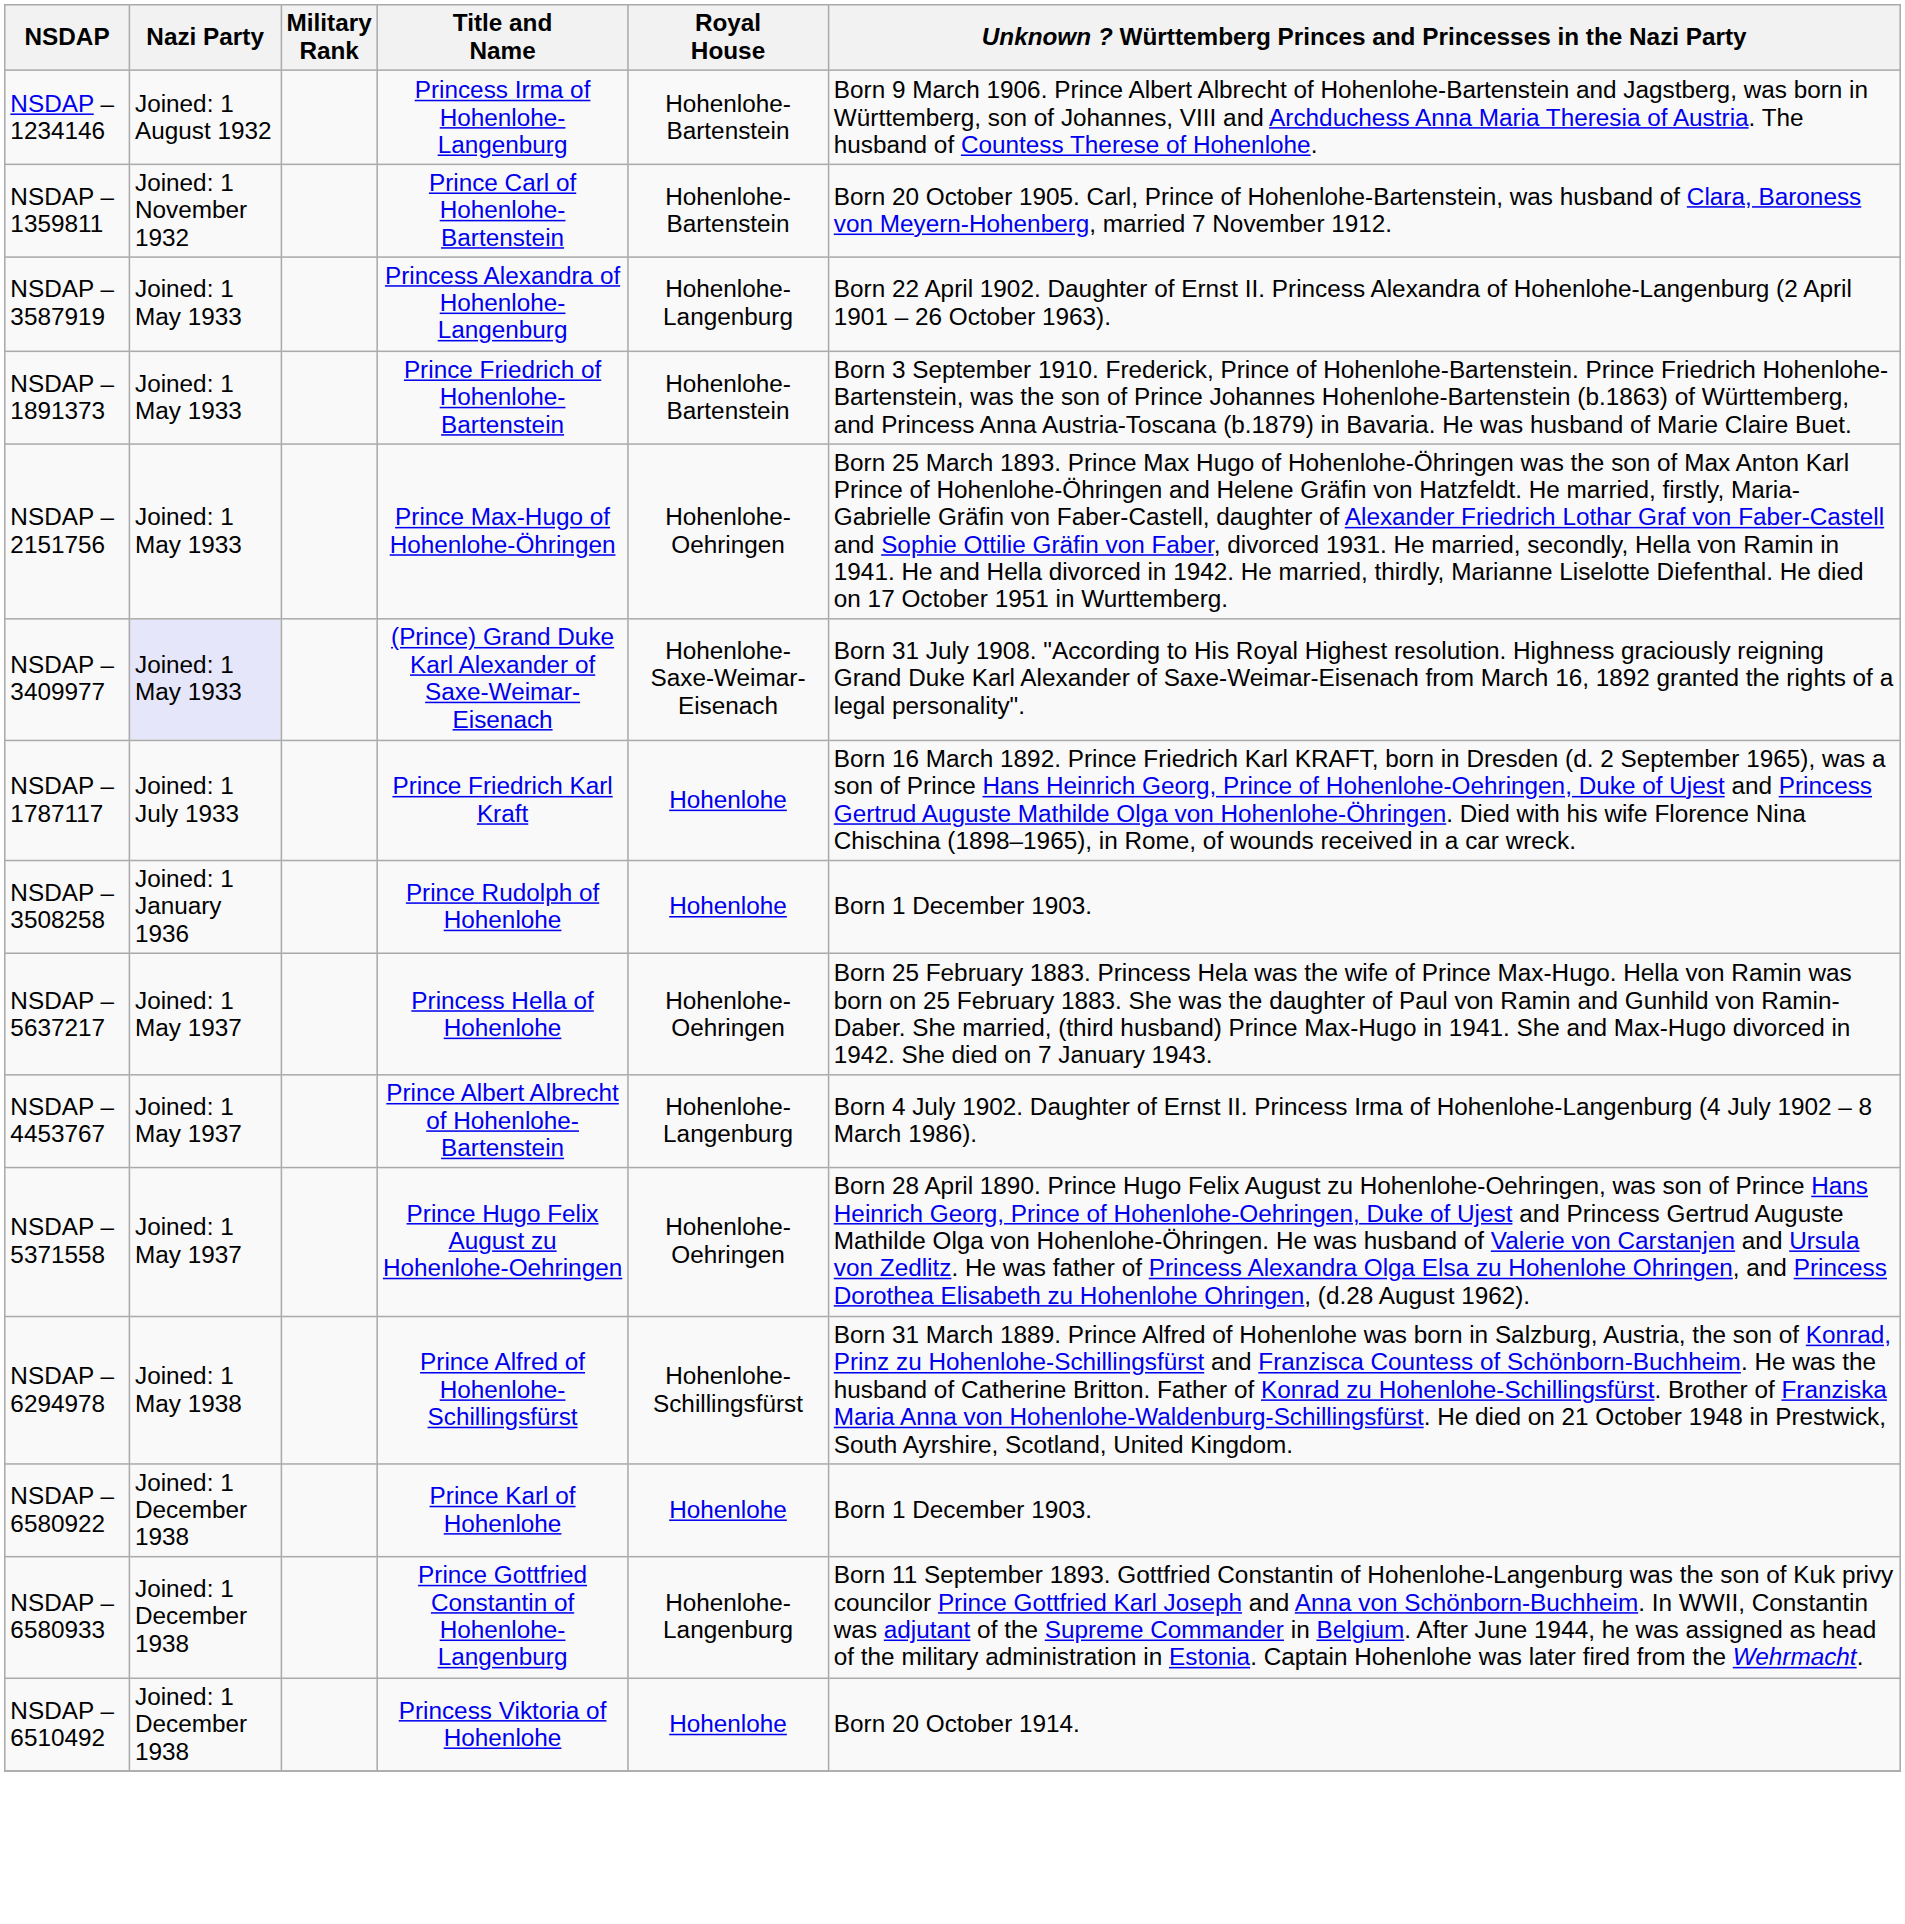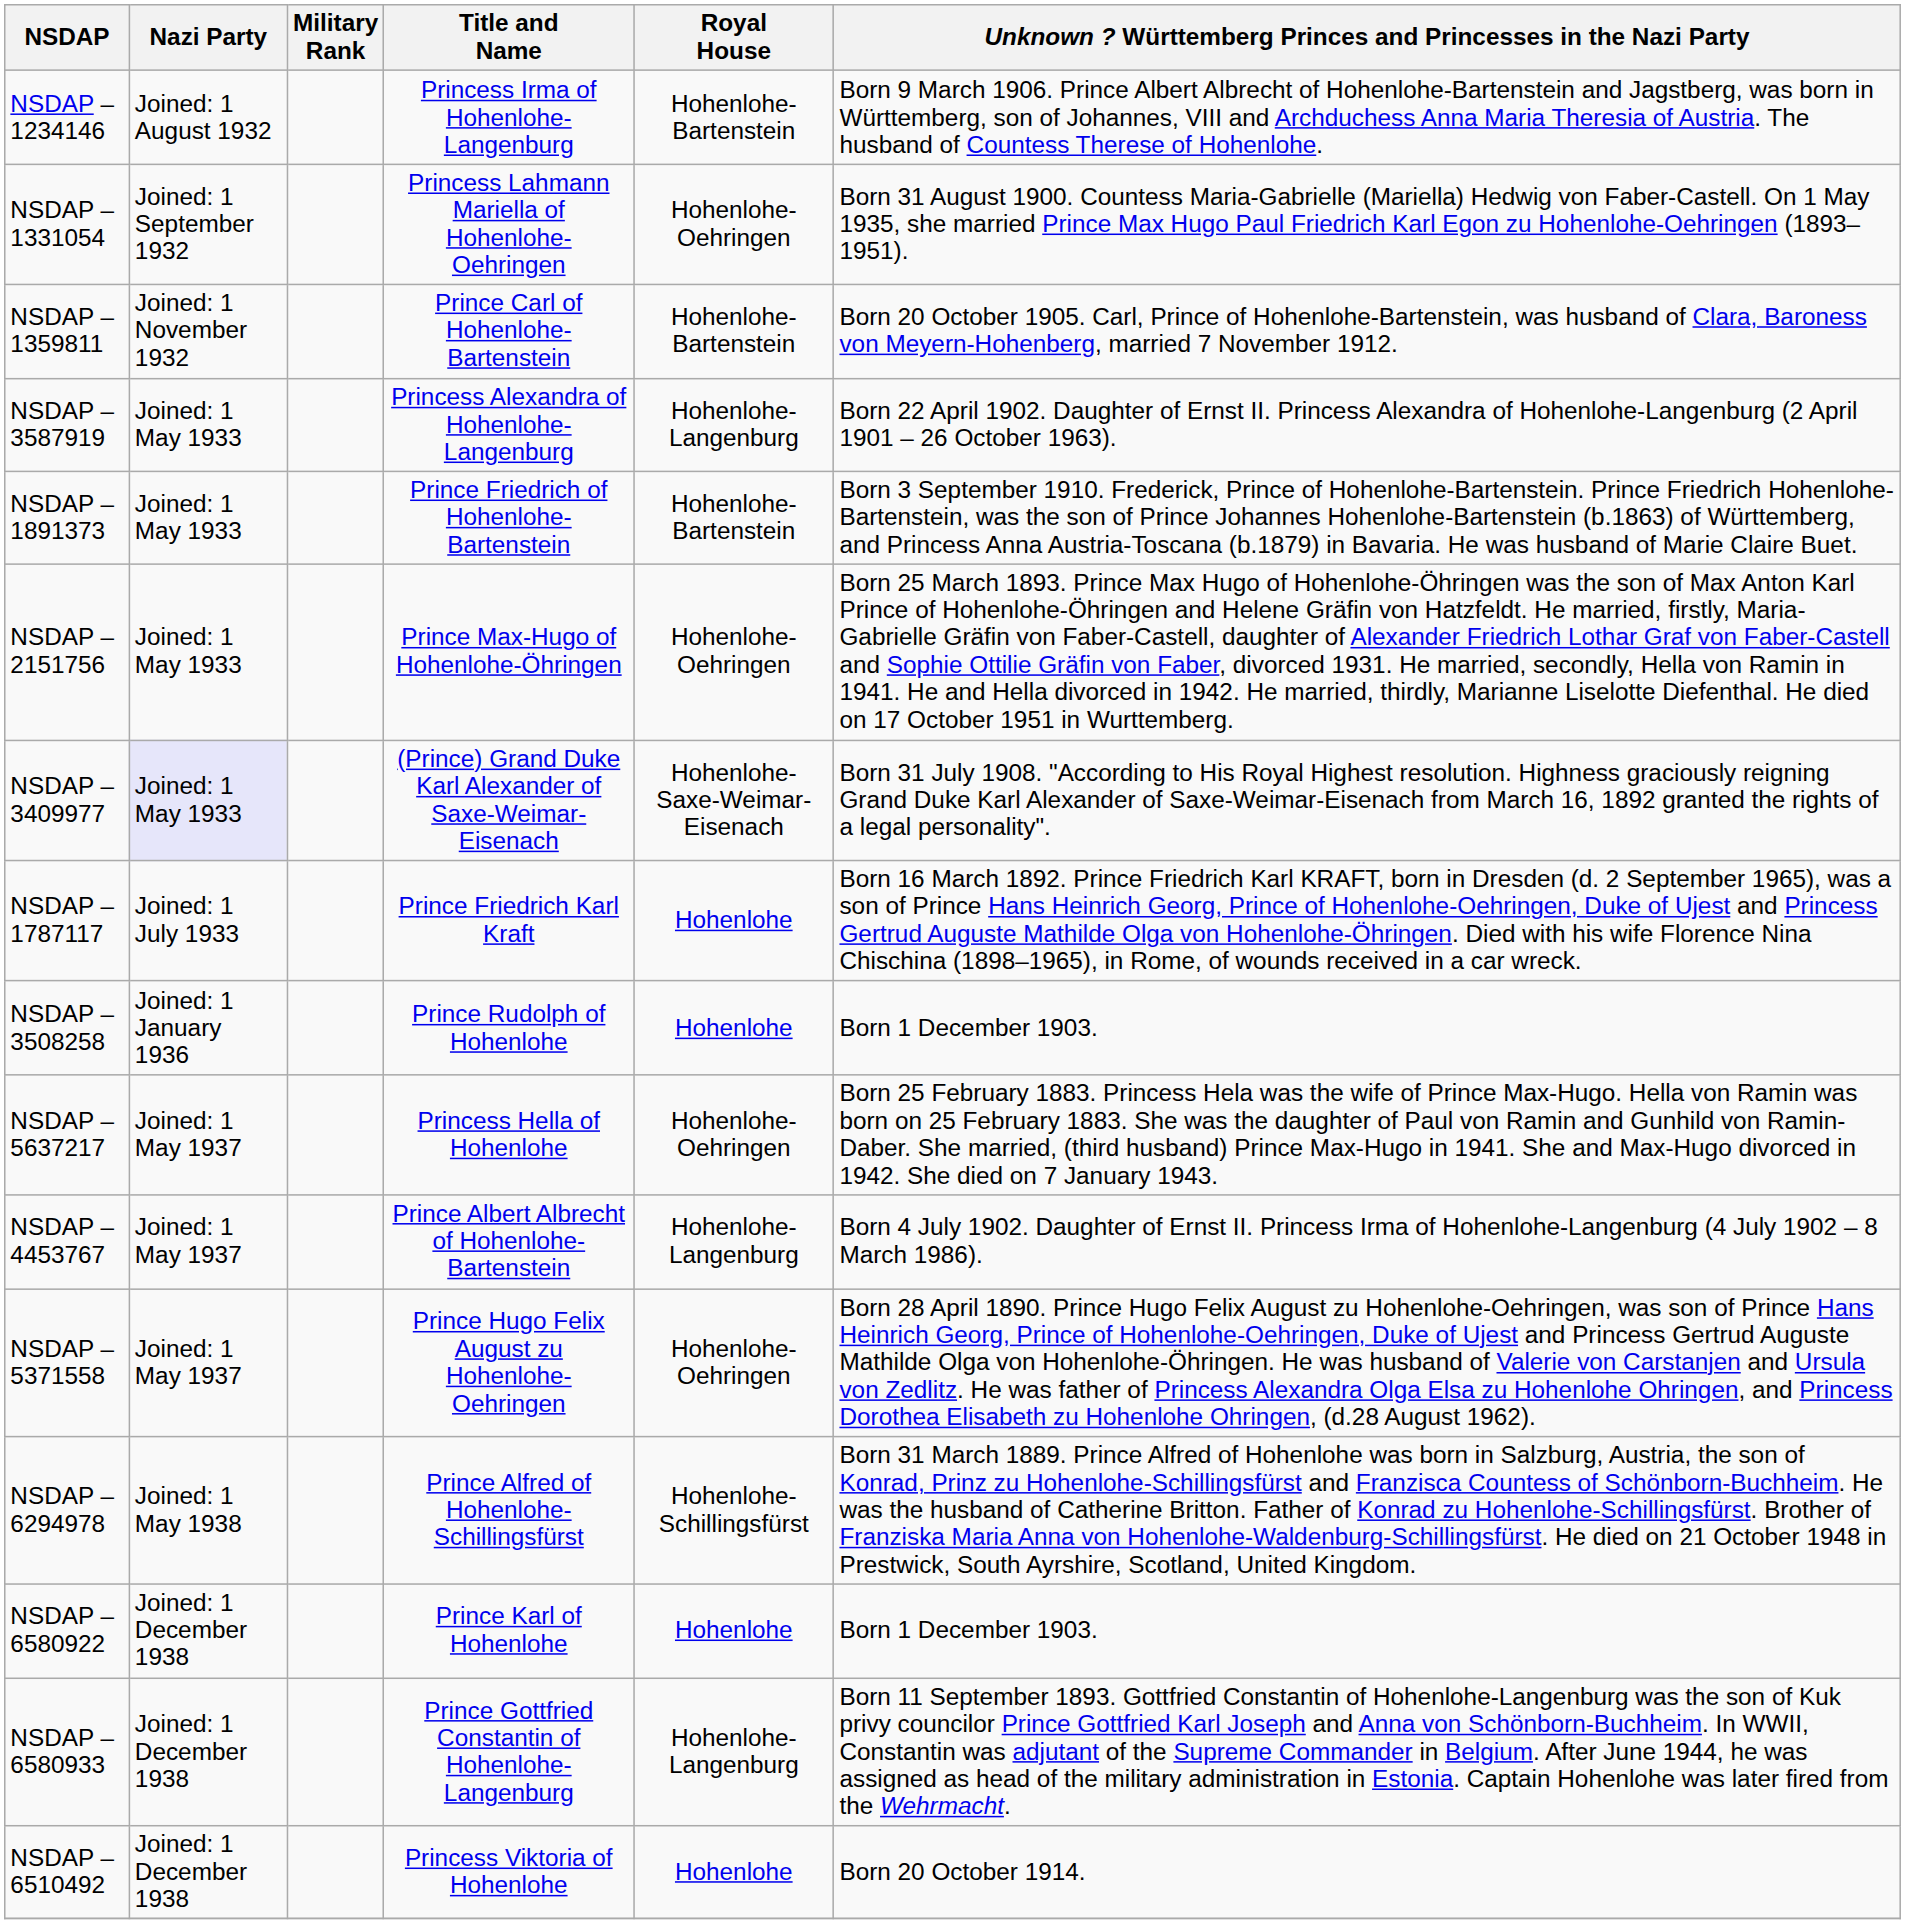+ row: (62, 224)
